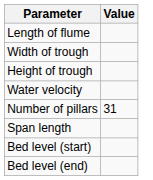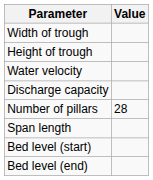- row: (49, 33)
+ row: (58, 90)
(110, 109) 31 -> (121, 109) 28
